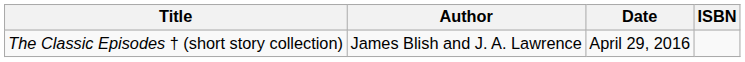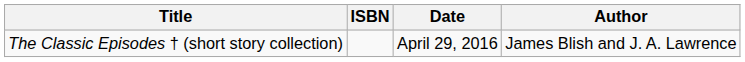columns swapped: (466, 17) <-> (717, 17)
